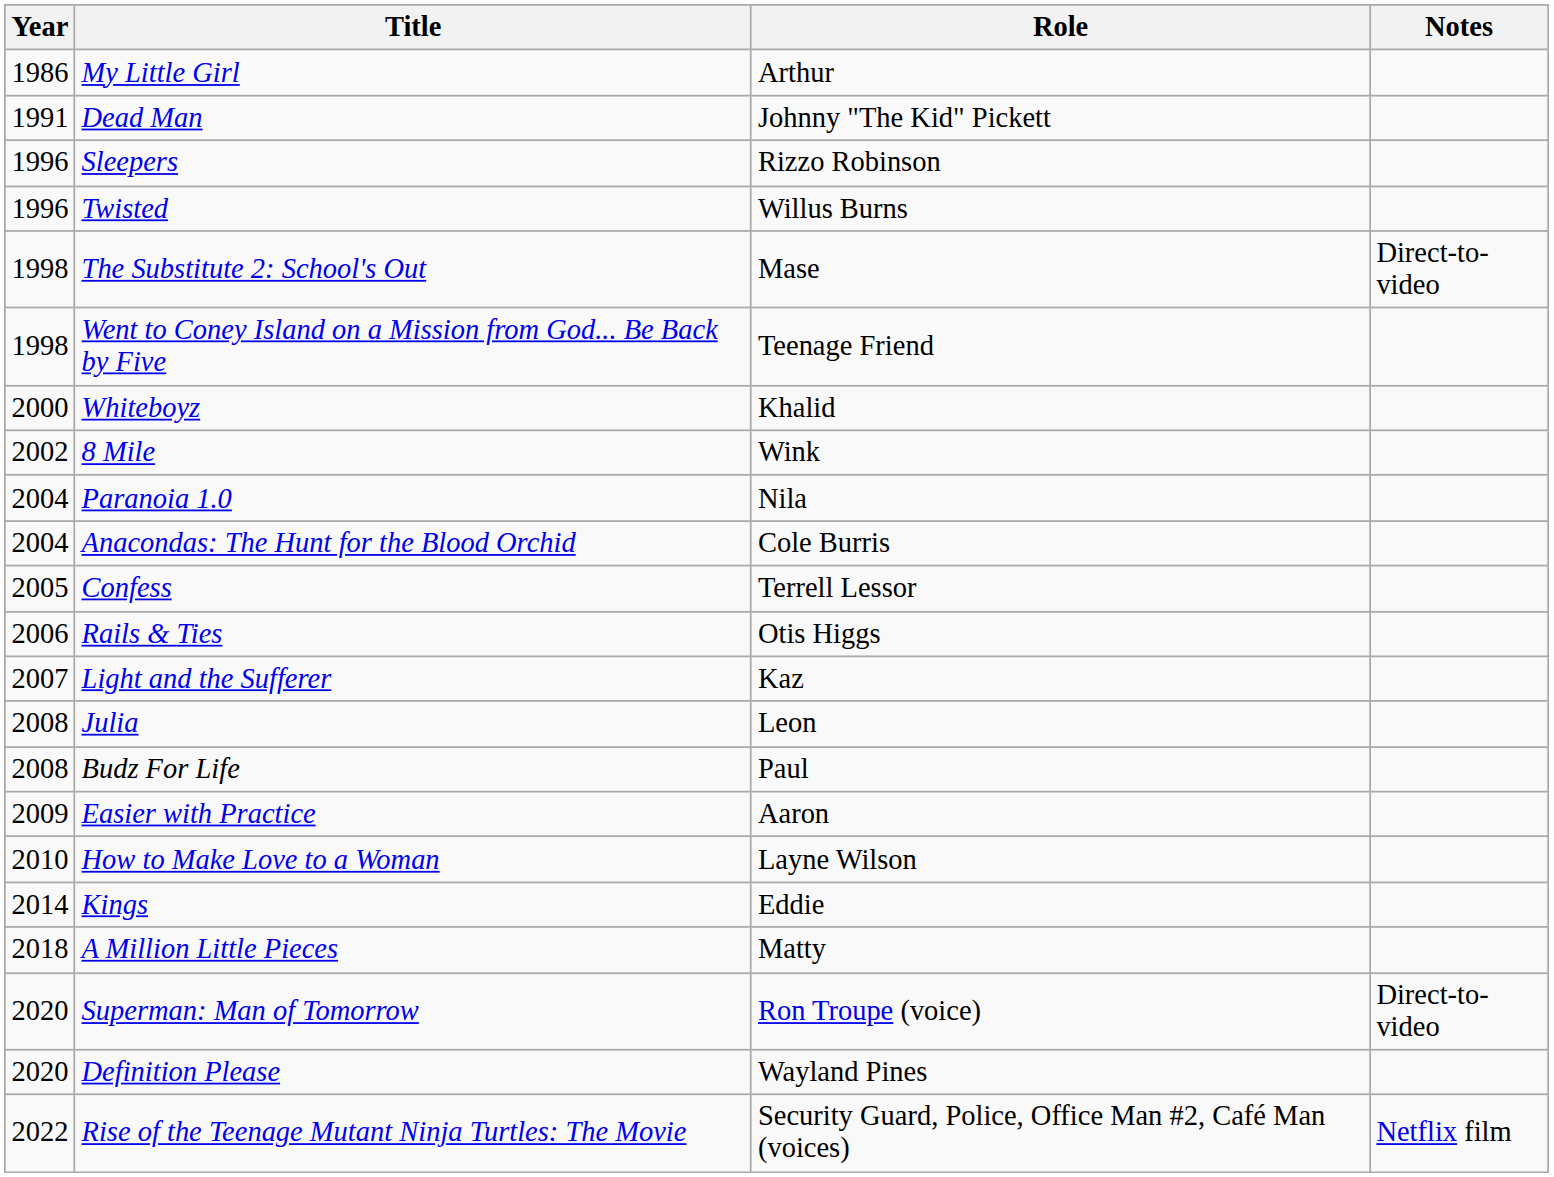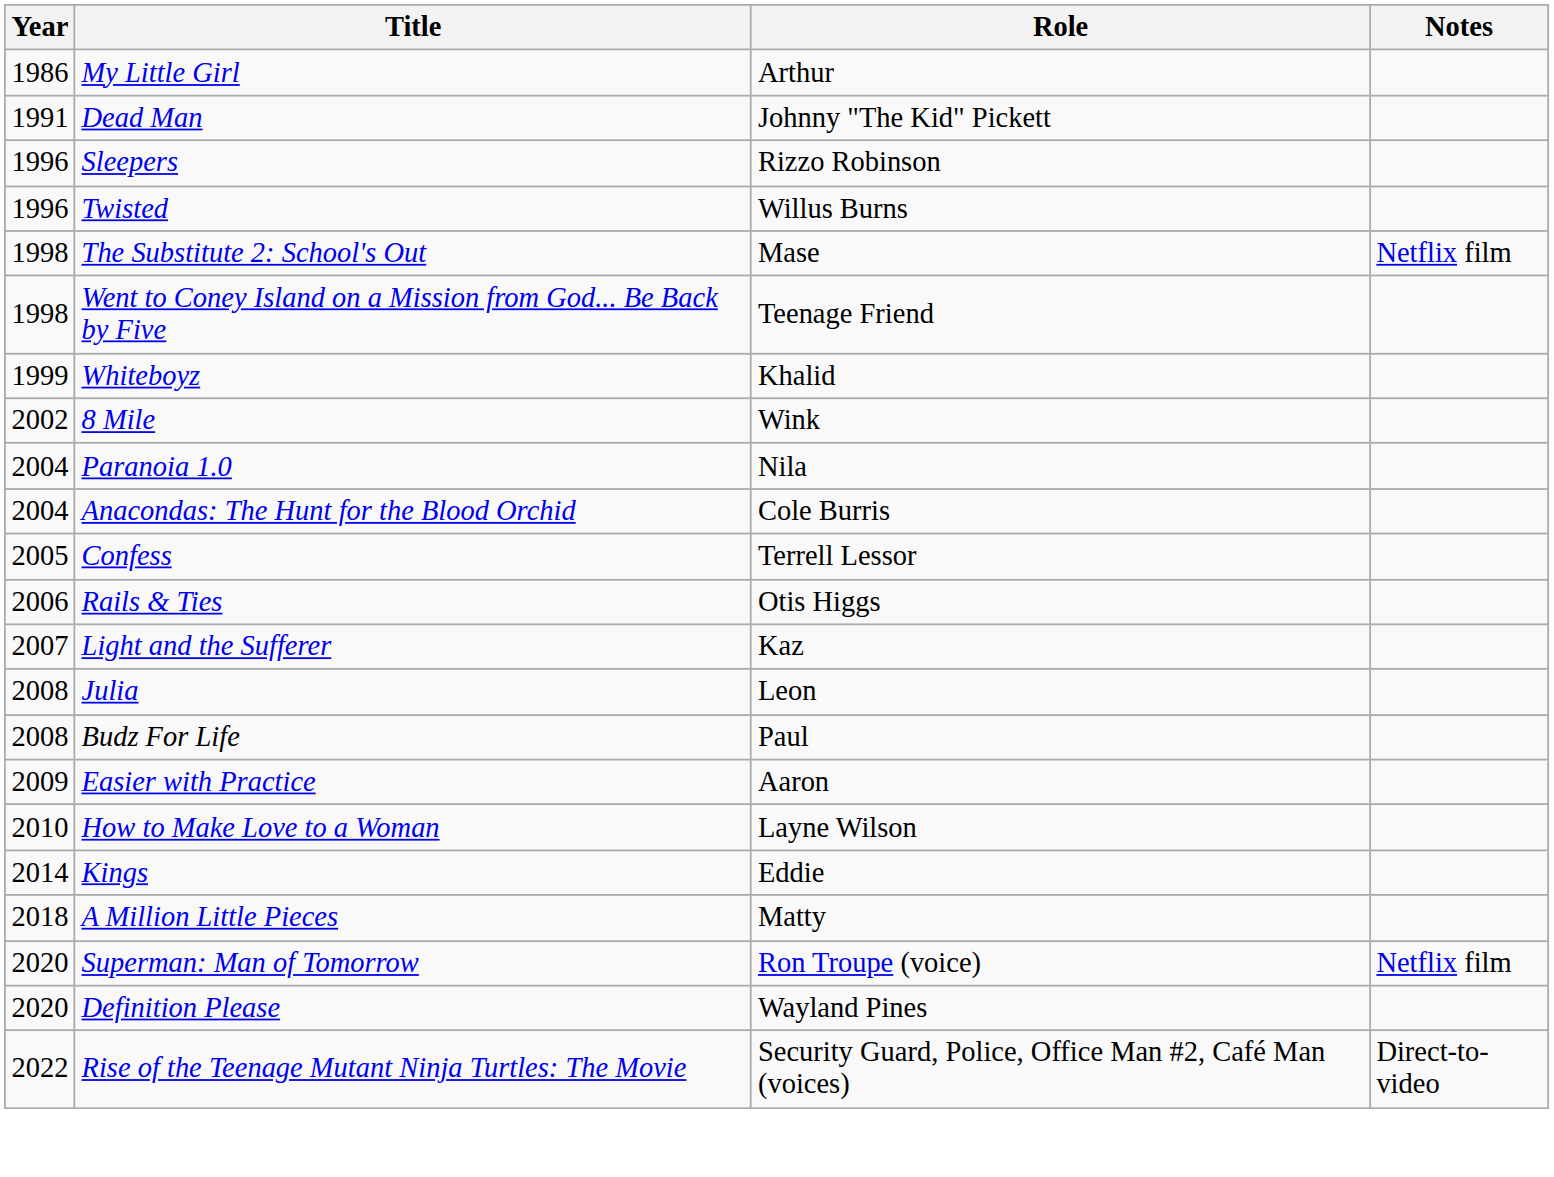(1433, 268) Direct-to-video -> (1444, 252) Netflix film
(40, 407) 2000 -> (40, 375) 1999
(1433, 1010) Direct-to-video -> (1444, 962) Netflix film
(1444, 1132) Netflix film -> (1433, 1068) Direct-to-video
